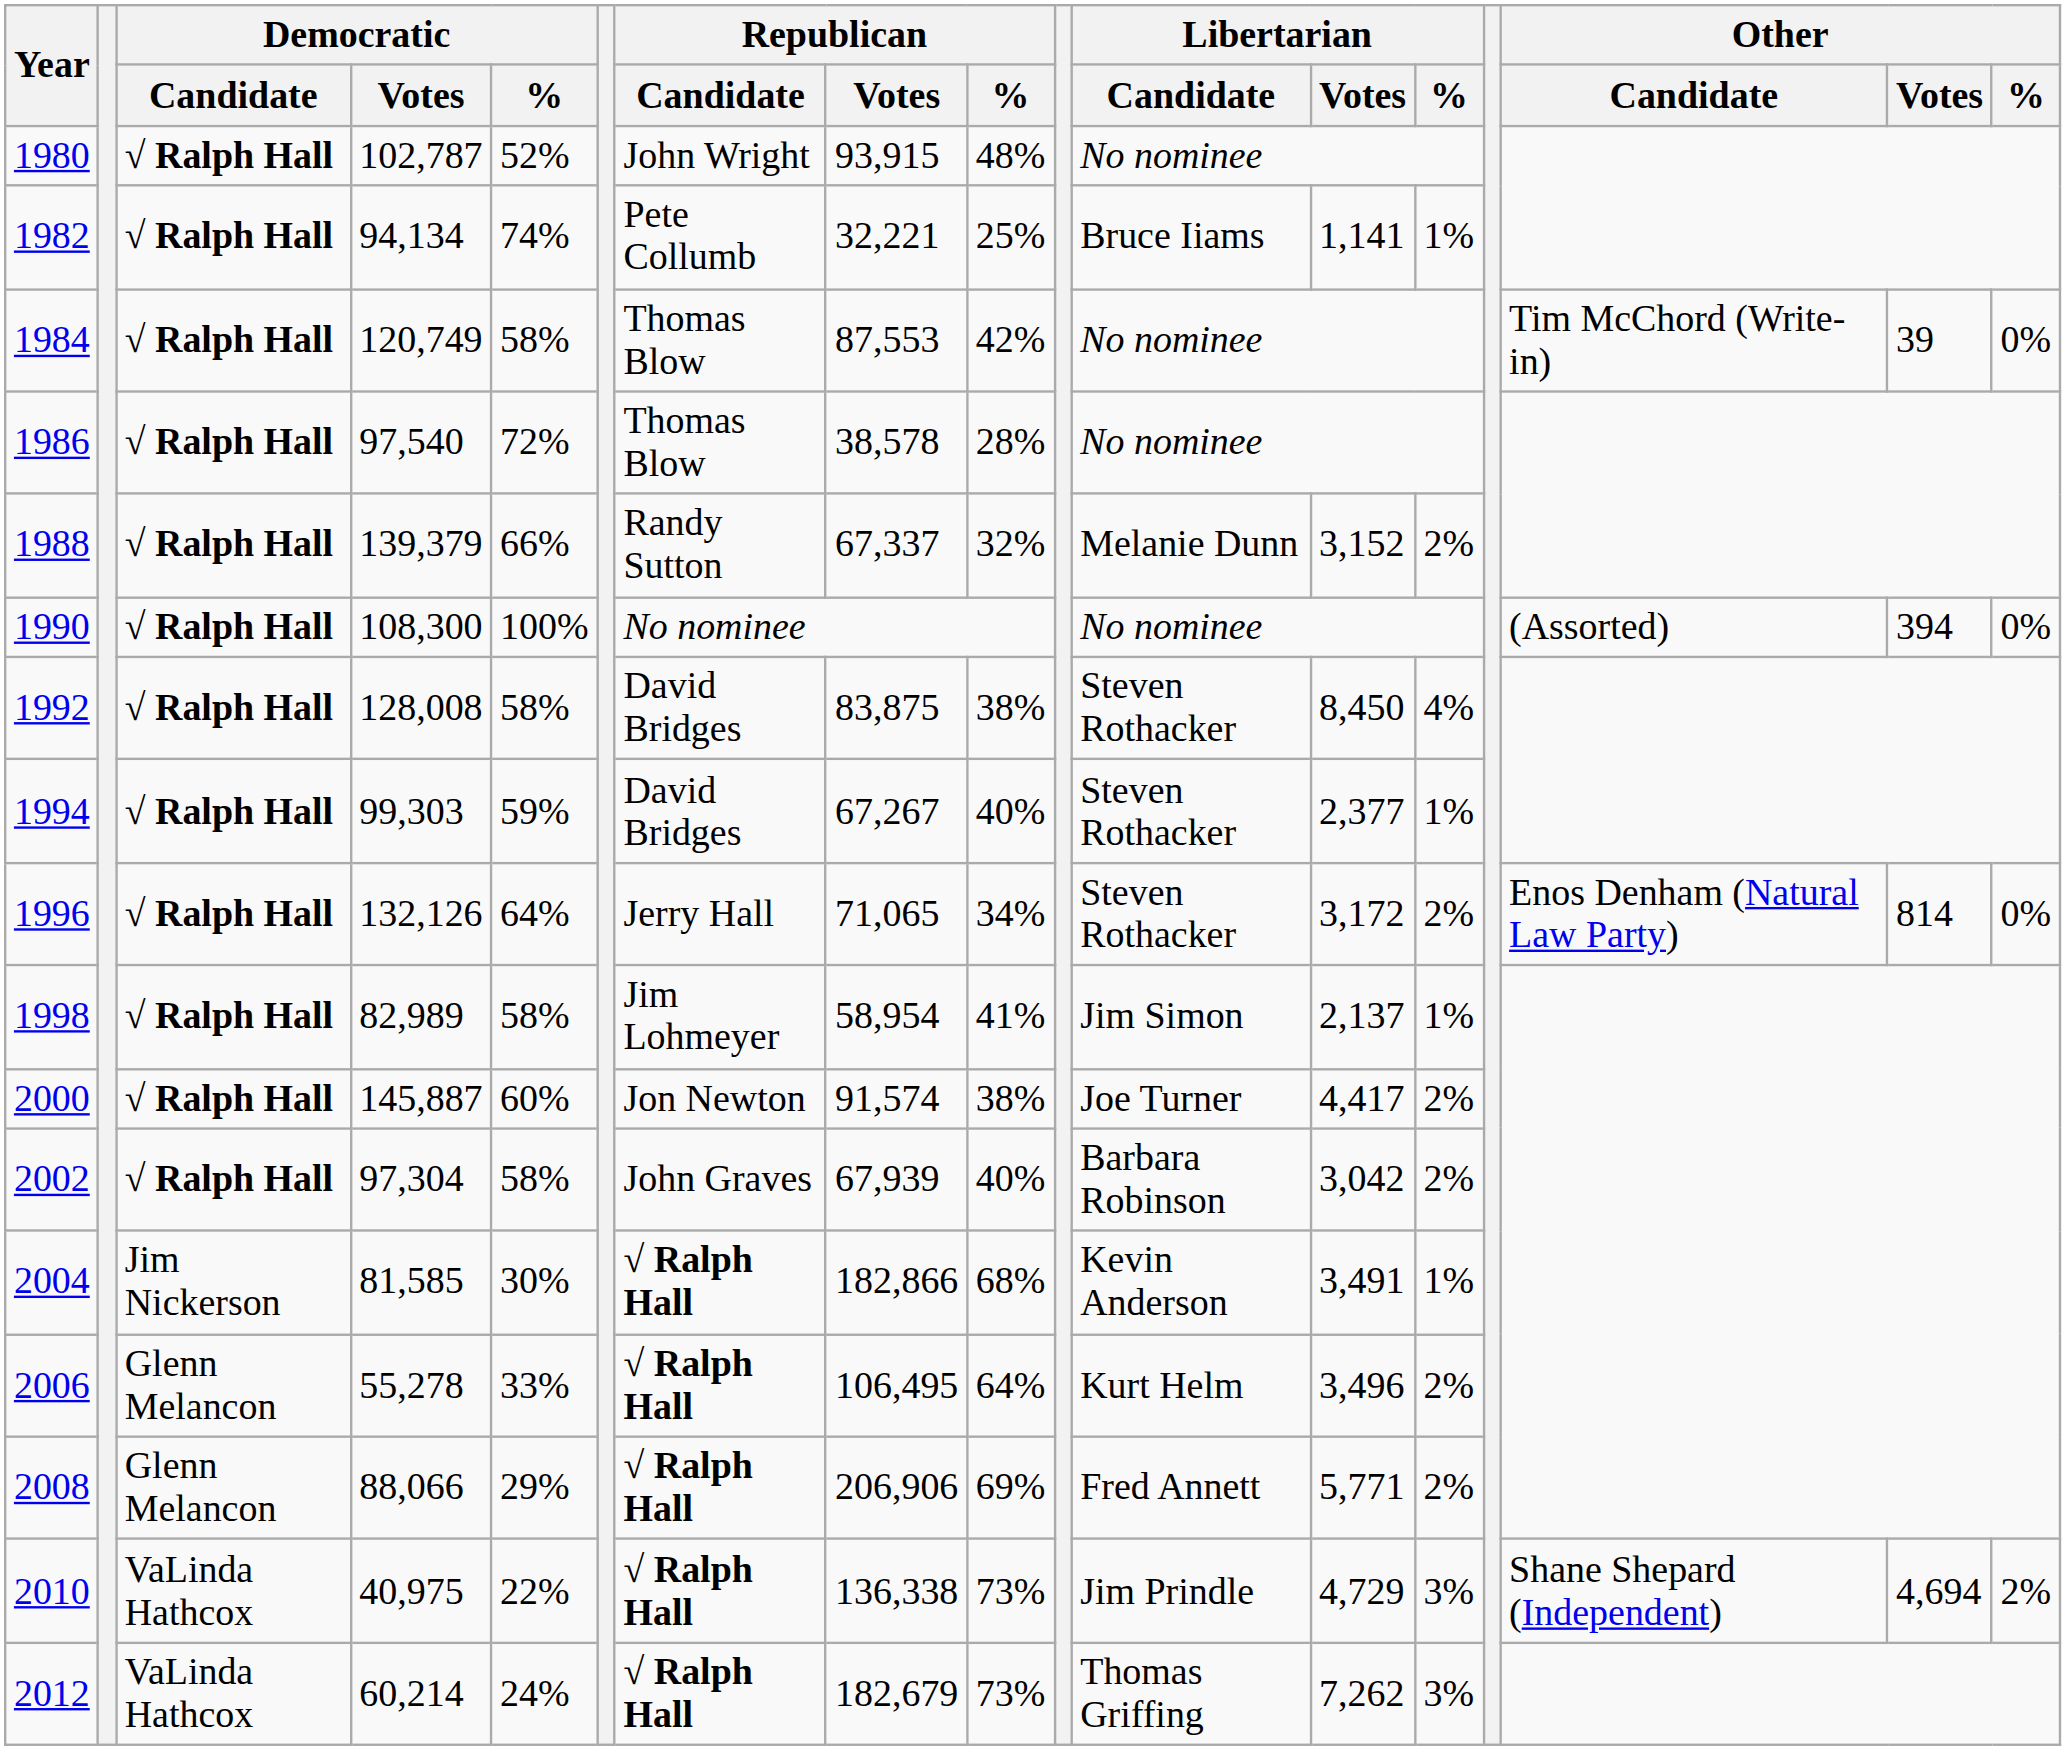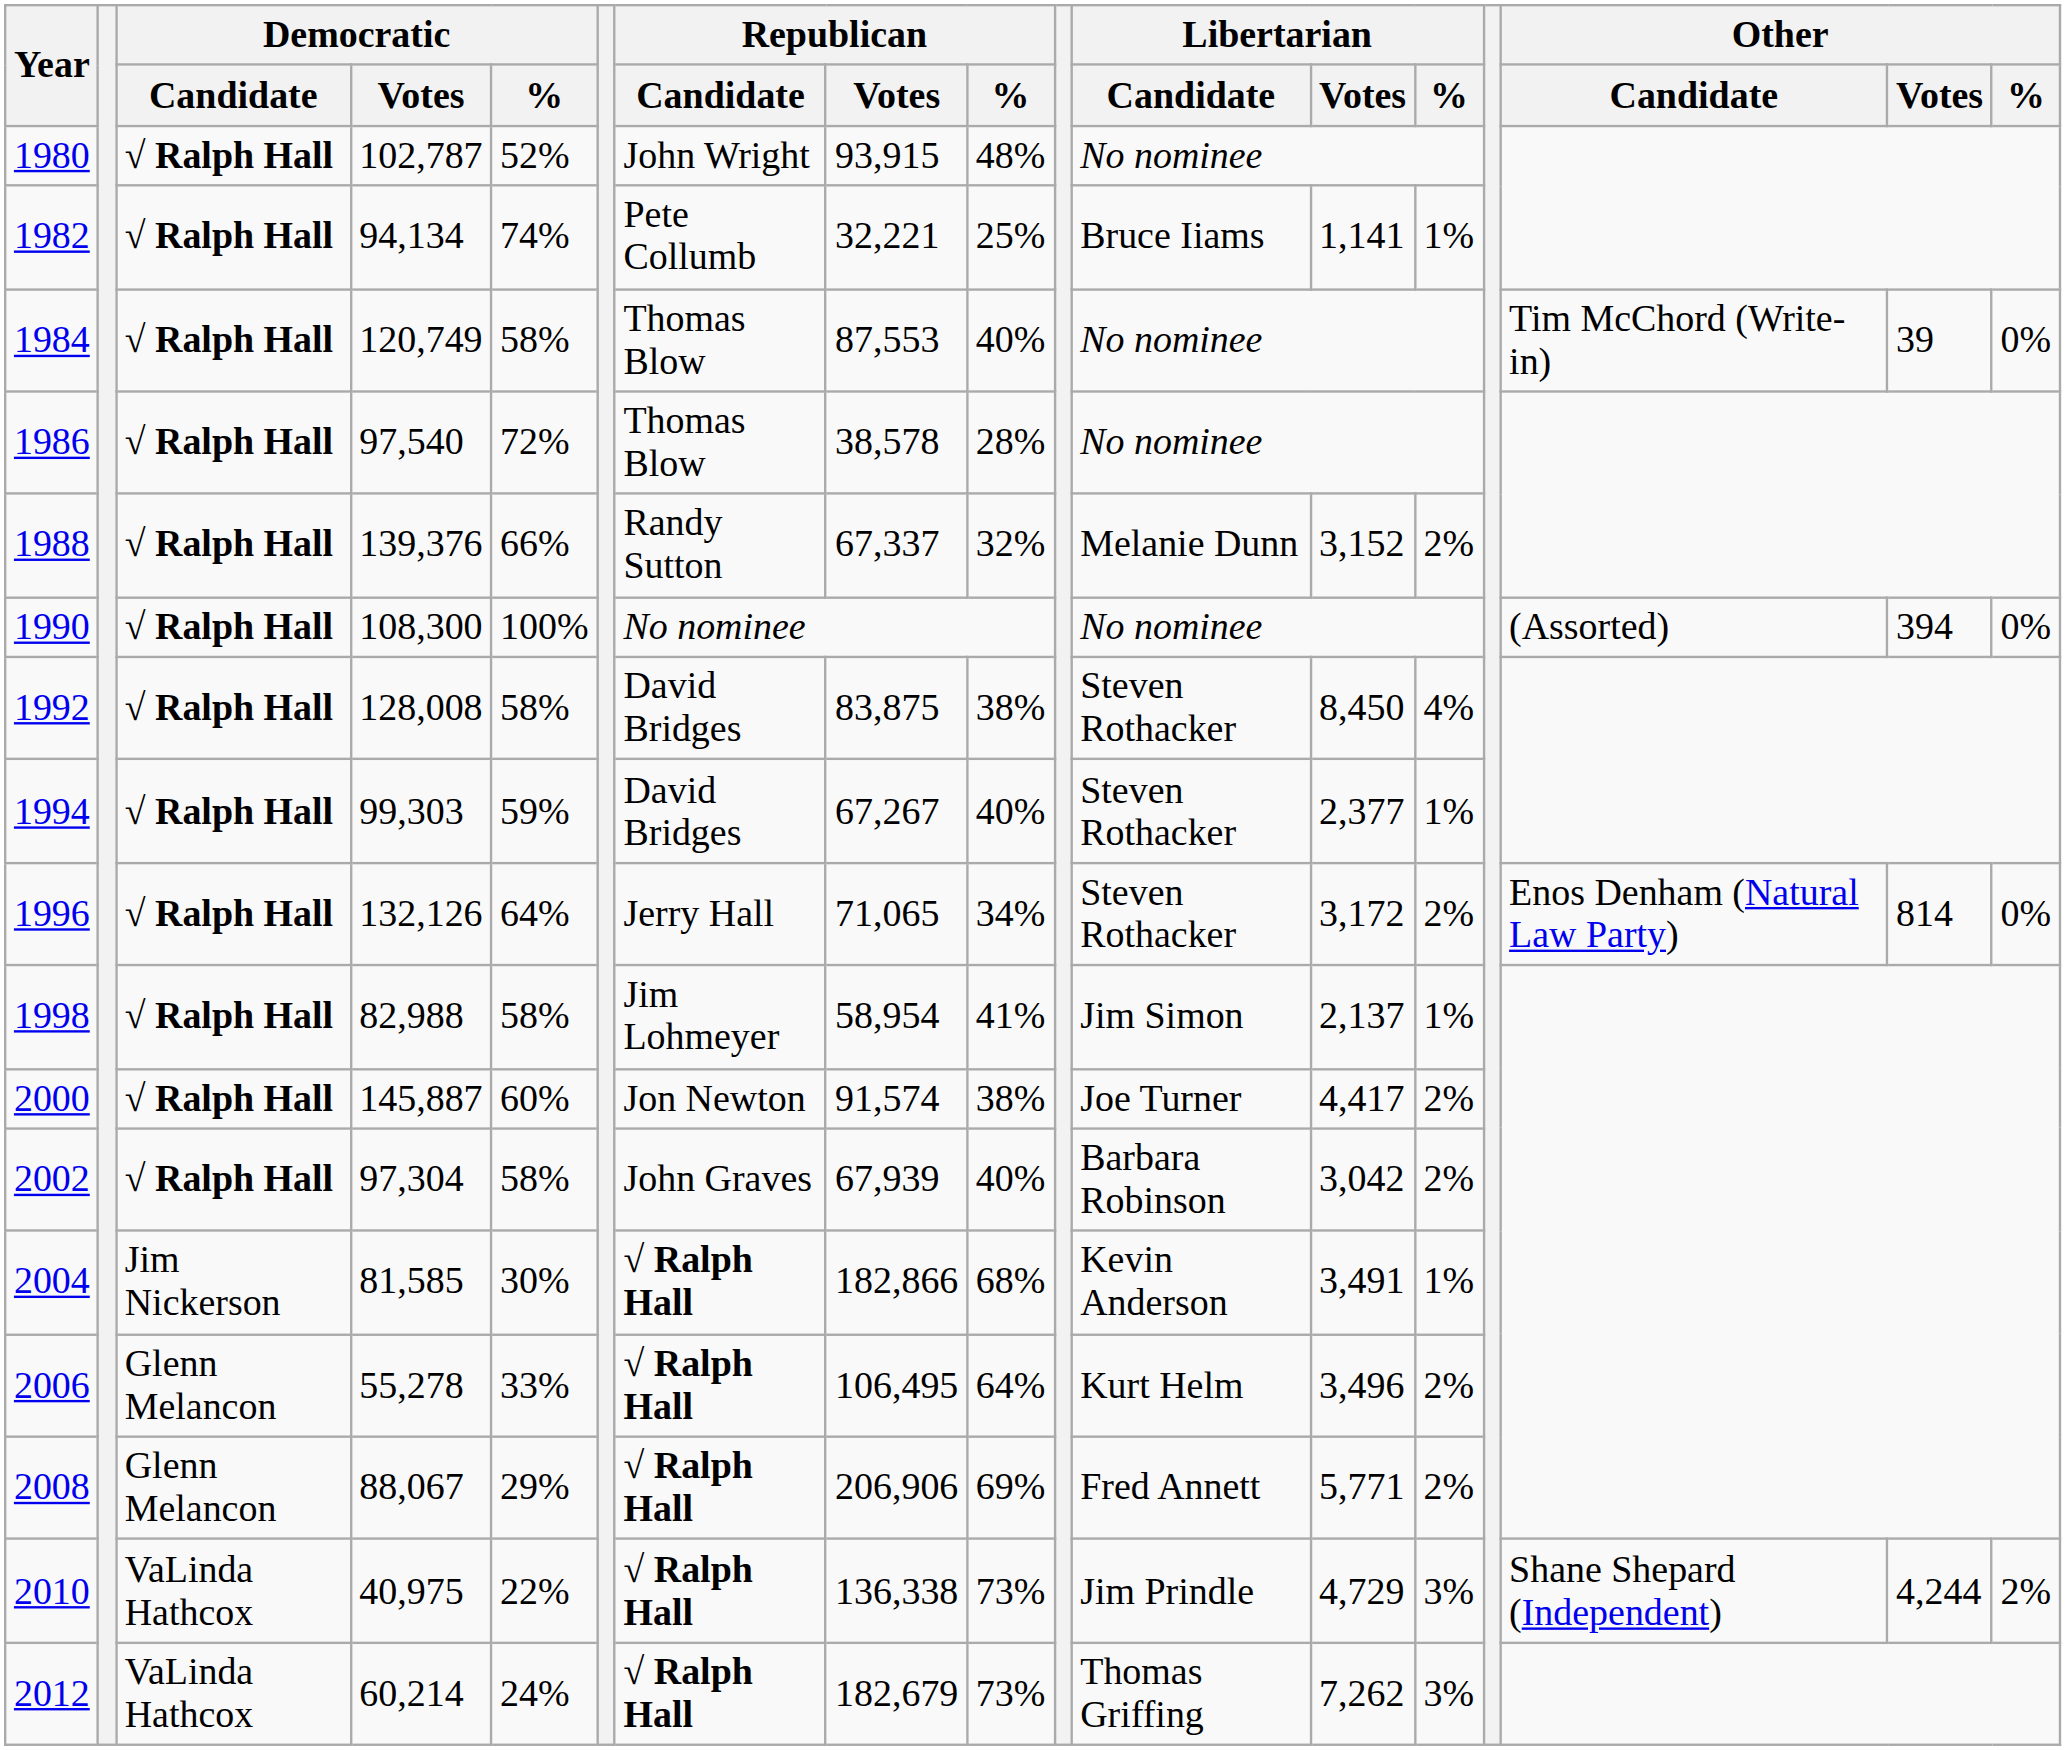(1011, 339) 42% -> (1011, 339) 40%
(421, 544) 139,379 -> (421, 544) 139,376
(411, 1016) 82,989 -> (411, 1016) 82,988
(411, 1487) 88,066 -> (411, 1487) 88,067
(1939, 1590) 4,694 -> (1939, 1590) 4,244
